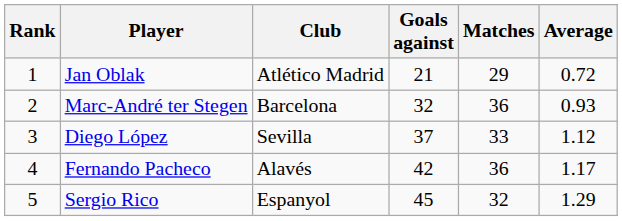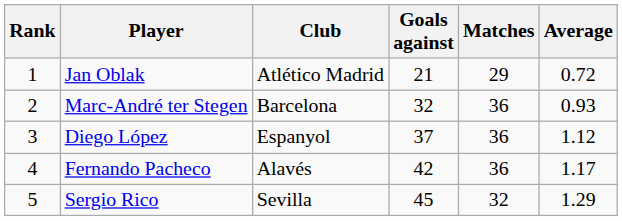(284, 136) Sevilla -> (294, 136) Espanyol
(499, 136) 33 -> (499, 136) 36
(294, 199) Espanyol -> (284, 199) Sevilla
